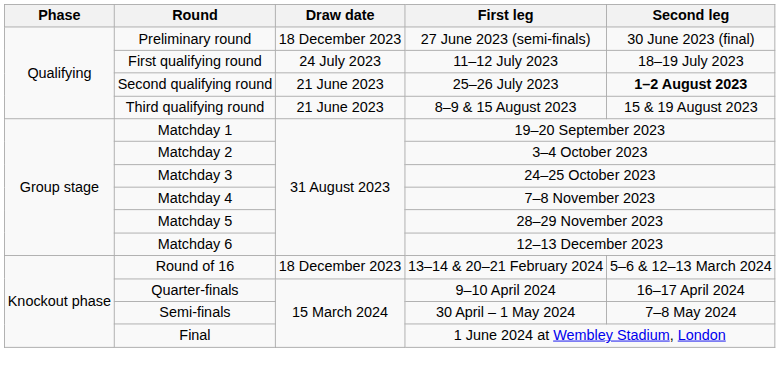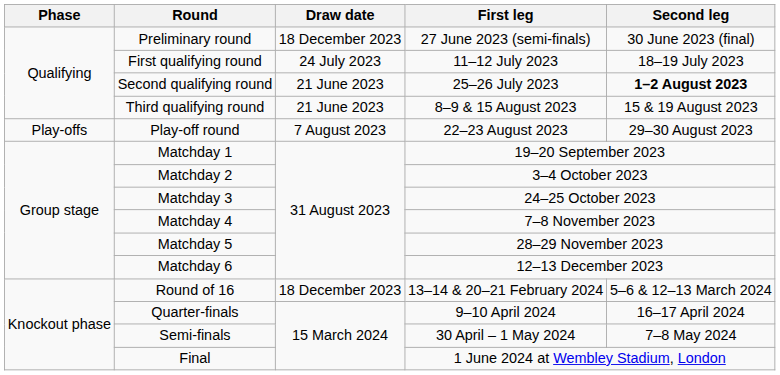+ row: (195, 130)
